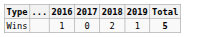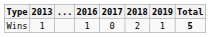+ column: (42, 11)
